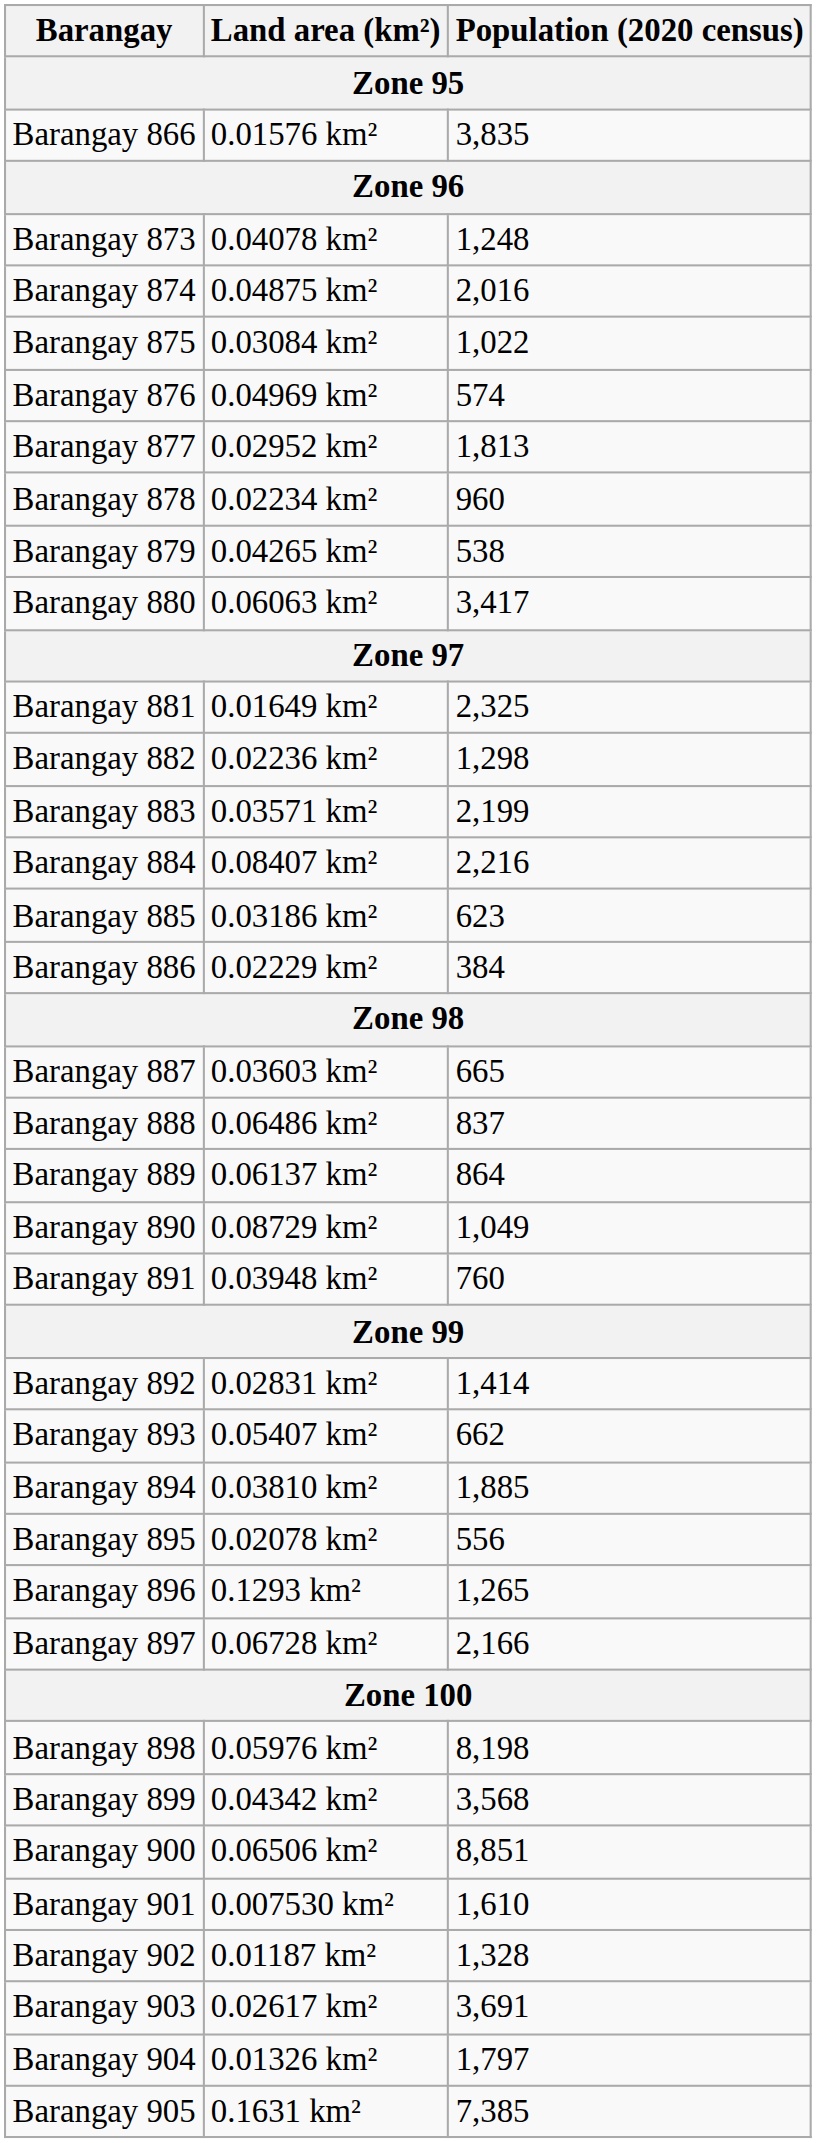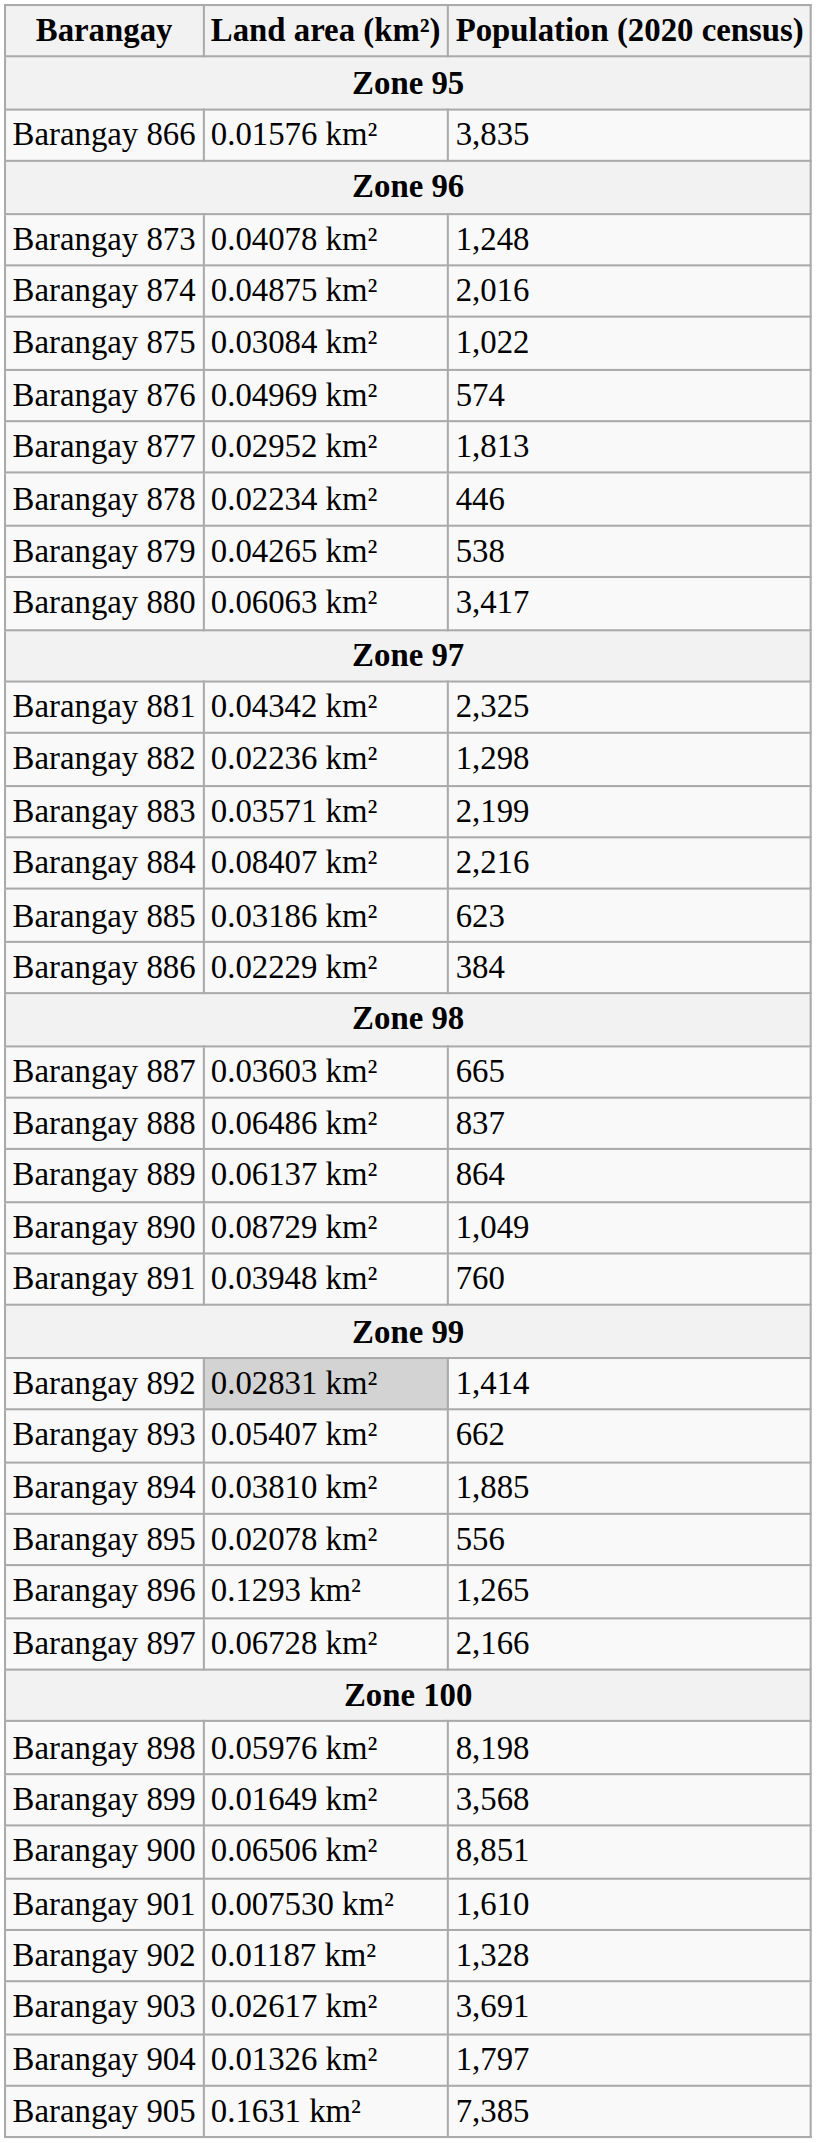(480, 498) 960 -> (480, 498) 446
(294, 706) 0.01649 km² -> (294, 706) 0.04342 km²
(294, 1382) no background -> (294, 1382) lightgrey background
(294, 1799) 0.04342 km² -> (294, 1799) 0.01649 km²
